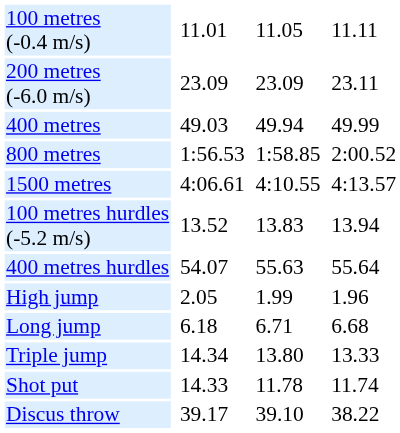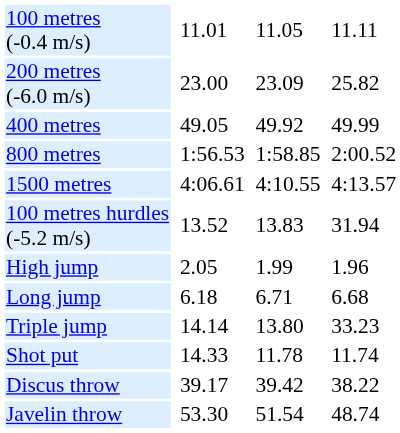(204, 83) 23.09 -> (204, 83) 23.00
(355, 83) 23.11 -> (355, 83) 25.82
(204, 125) 49.03 -> (204, 125) 49.05
(280, 125) 49.94 -> (280, 125) 49.92
(355, 225) 13.94 -> (355, 225) 31.94
- row: (88, 267)
(204, 355) 14.34 -> (204, 326) 14.14
(355, 355) 13.33 -> (355, 326) 33.23
(280, 414) 39.10 -> (280, 385) 39.42
+ row: (64, 414)
